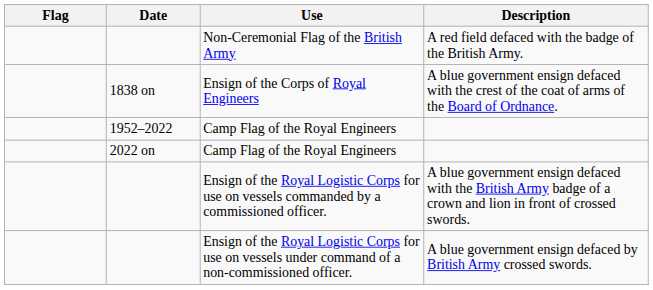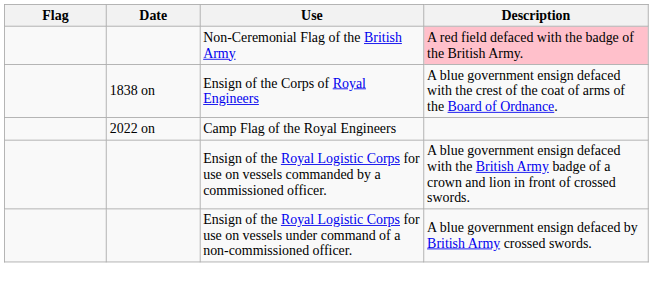(530, 45) no background -> (530, 45) pink background
- row: (141, 128)
